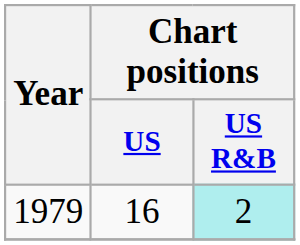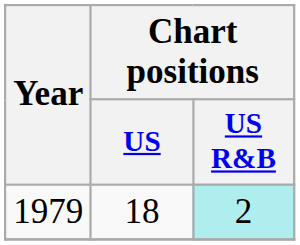(142, 211) 16 -> (142, 211) 18
